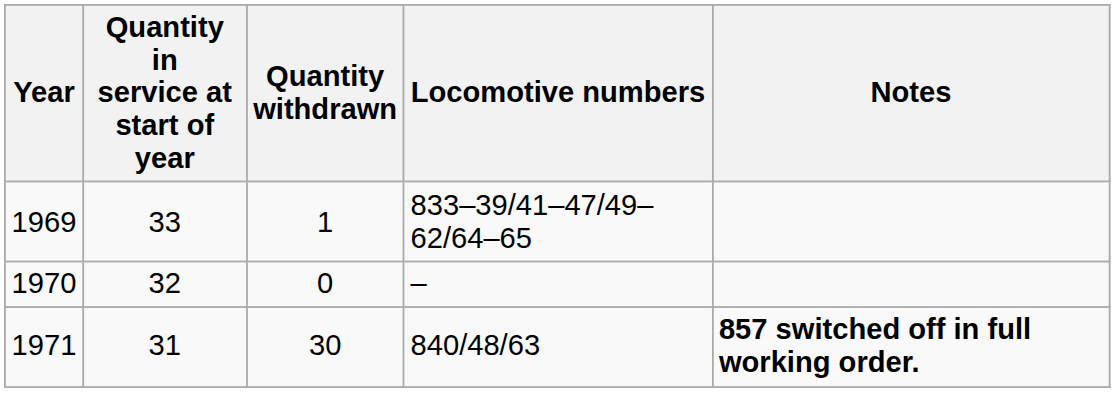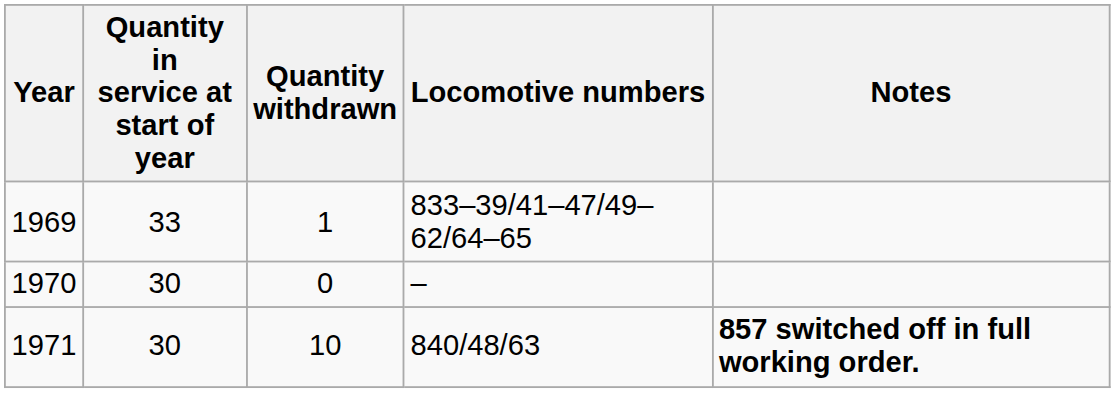(165, 283) 32 -> (165, 283) 30
(165, 346) 31 -> (165, 346) 30
(325, 346) 30 -> (325, 346) 10
